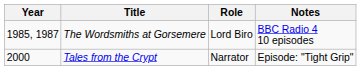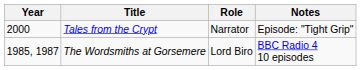rows swapped: (135, 35) <-> (110, 57)
